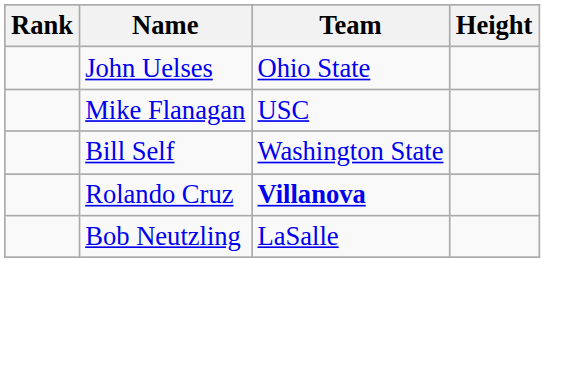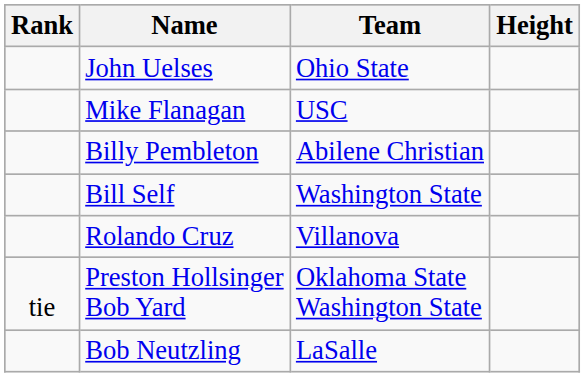+ row: (172, 151)
(312, 194) bold -> (347, 236) normal
+ row: (184, 293)
